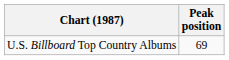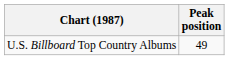(201, 45) 69 -> (201, 45) 49
